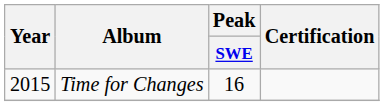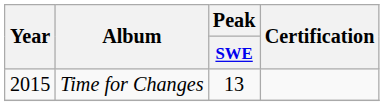(234, 84) 16 -> (234, 84) 13
